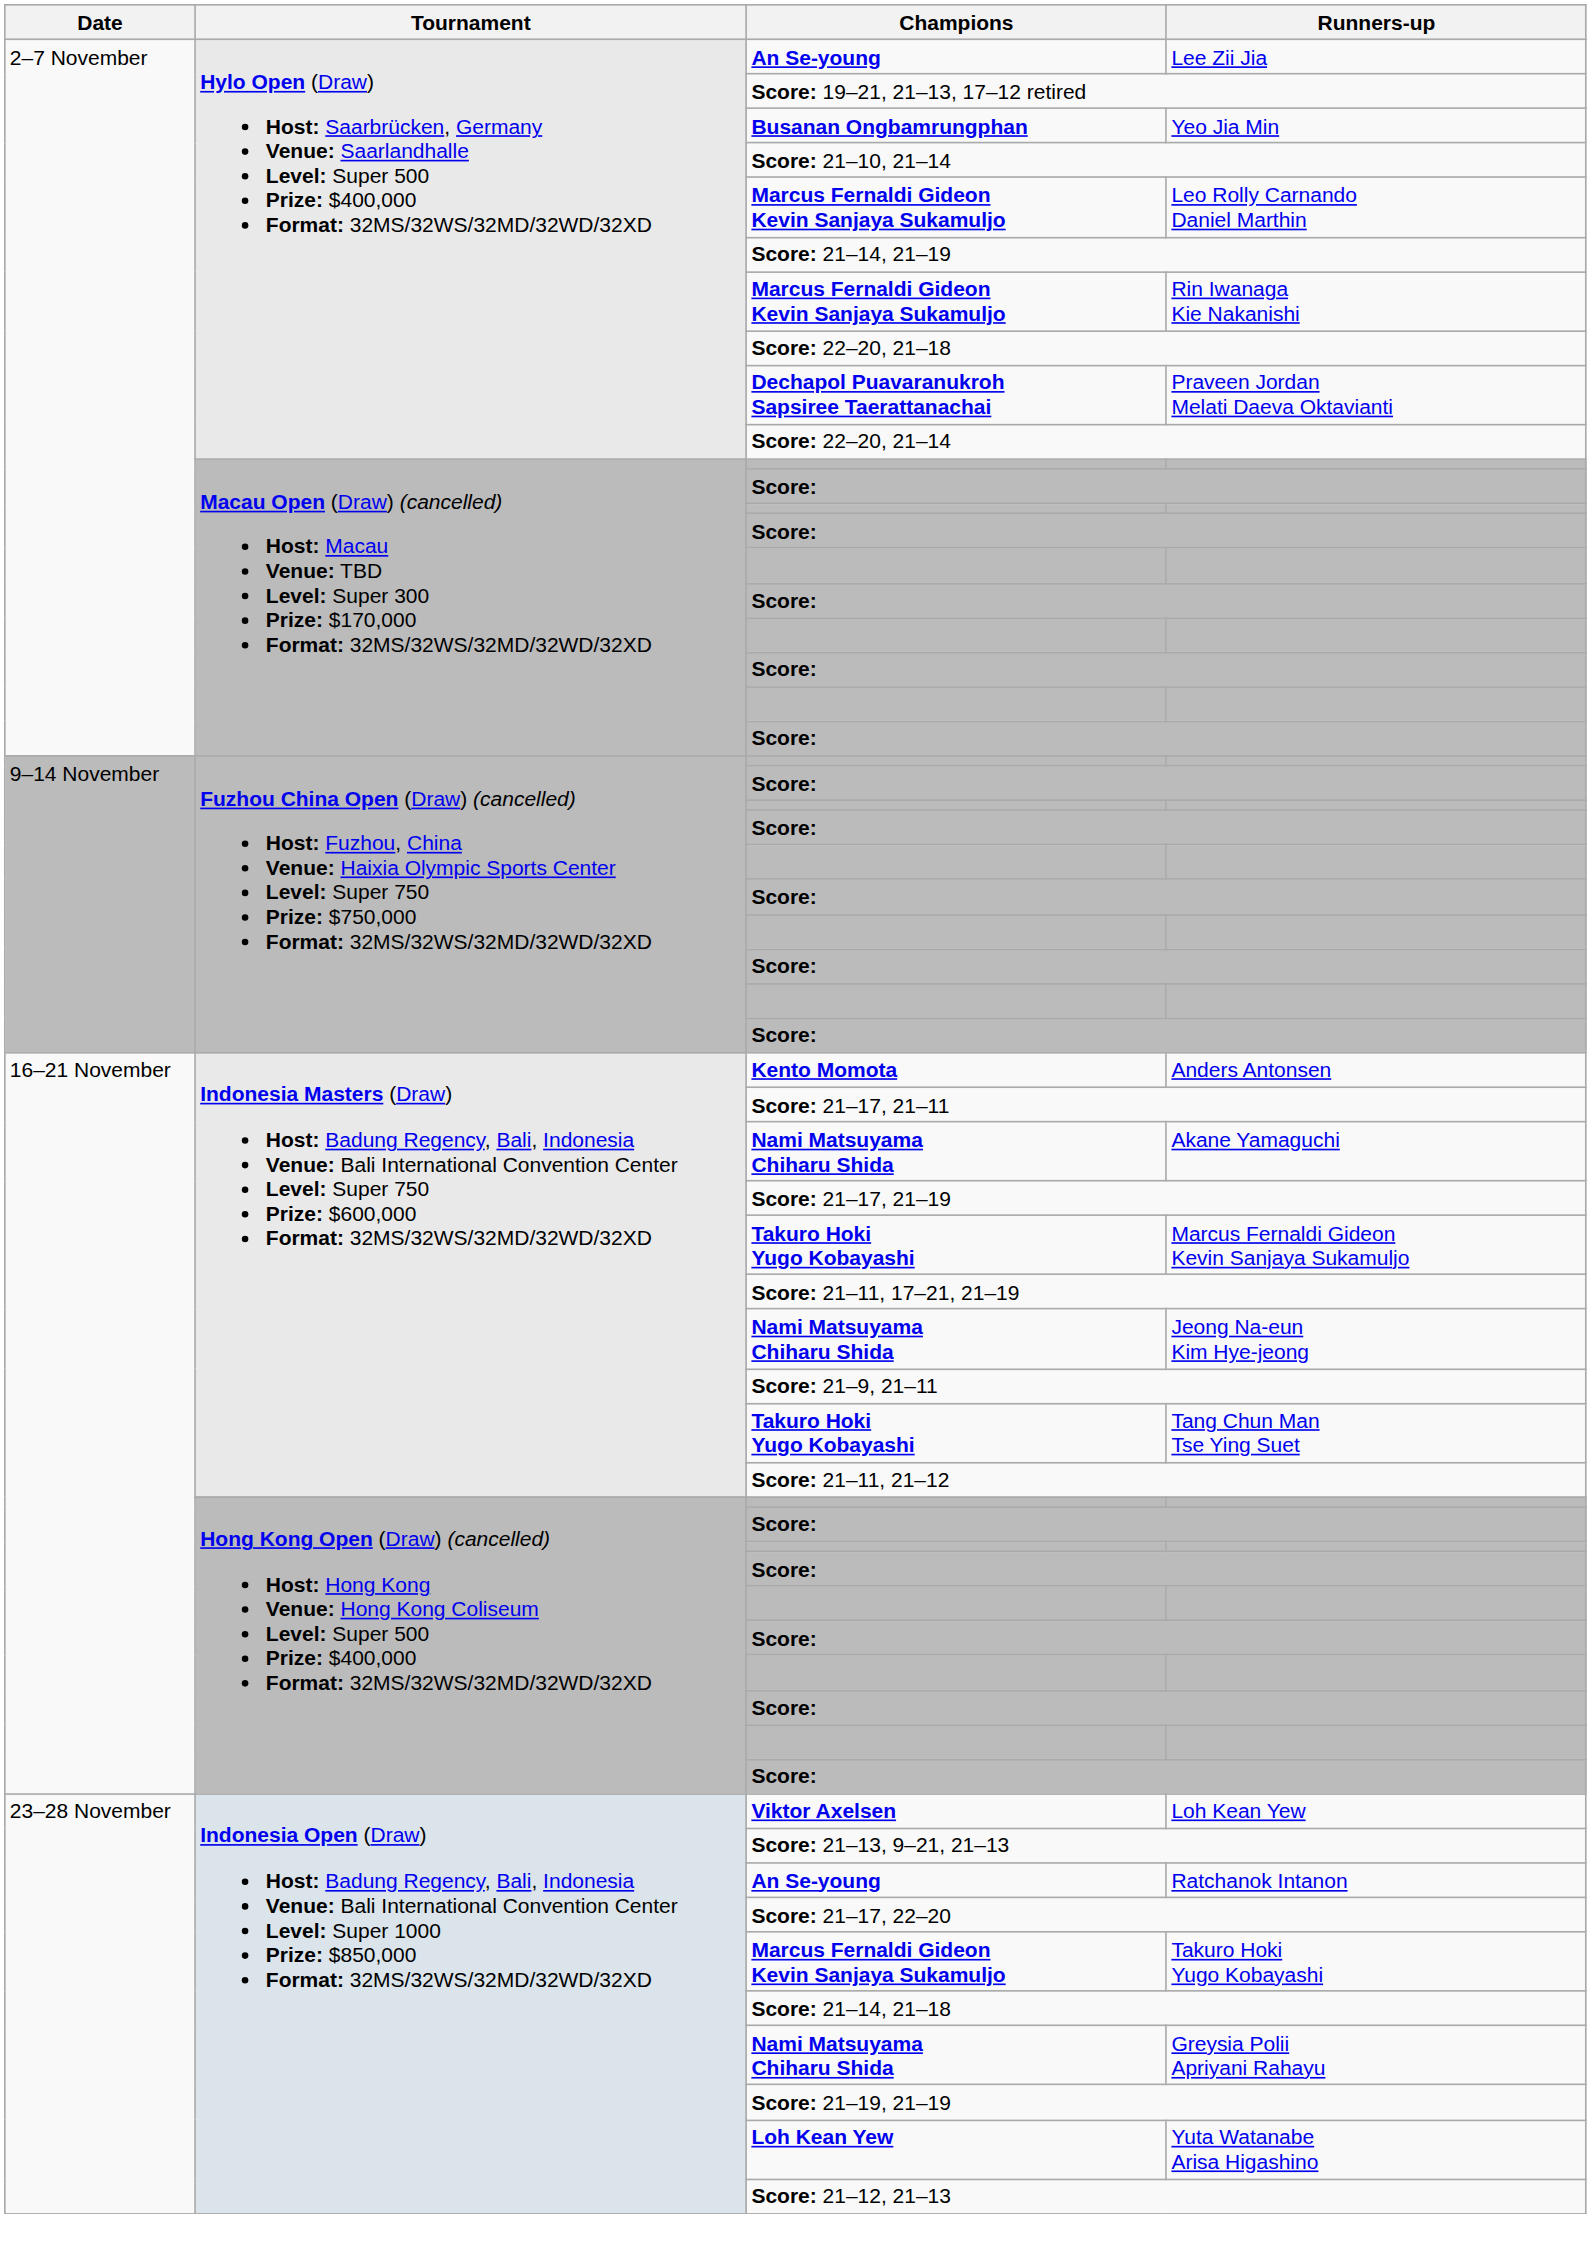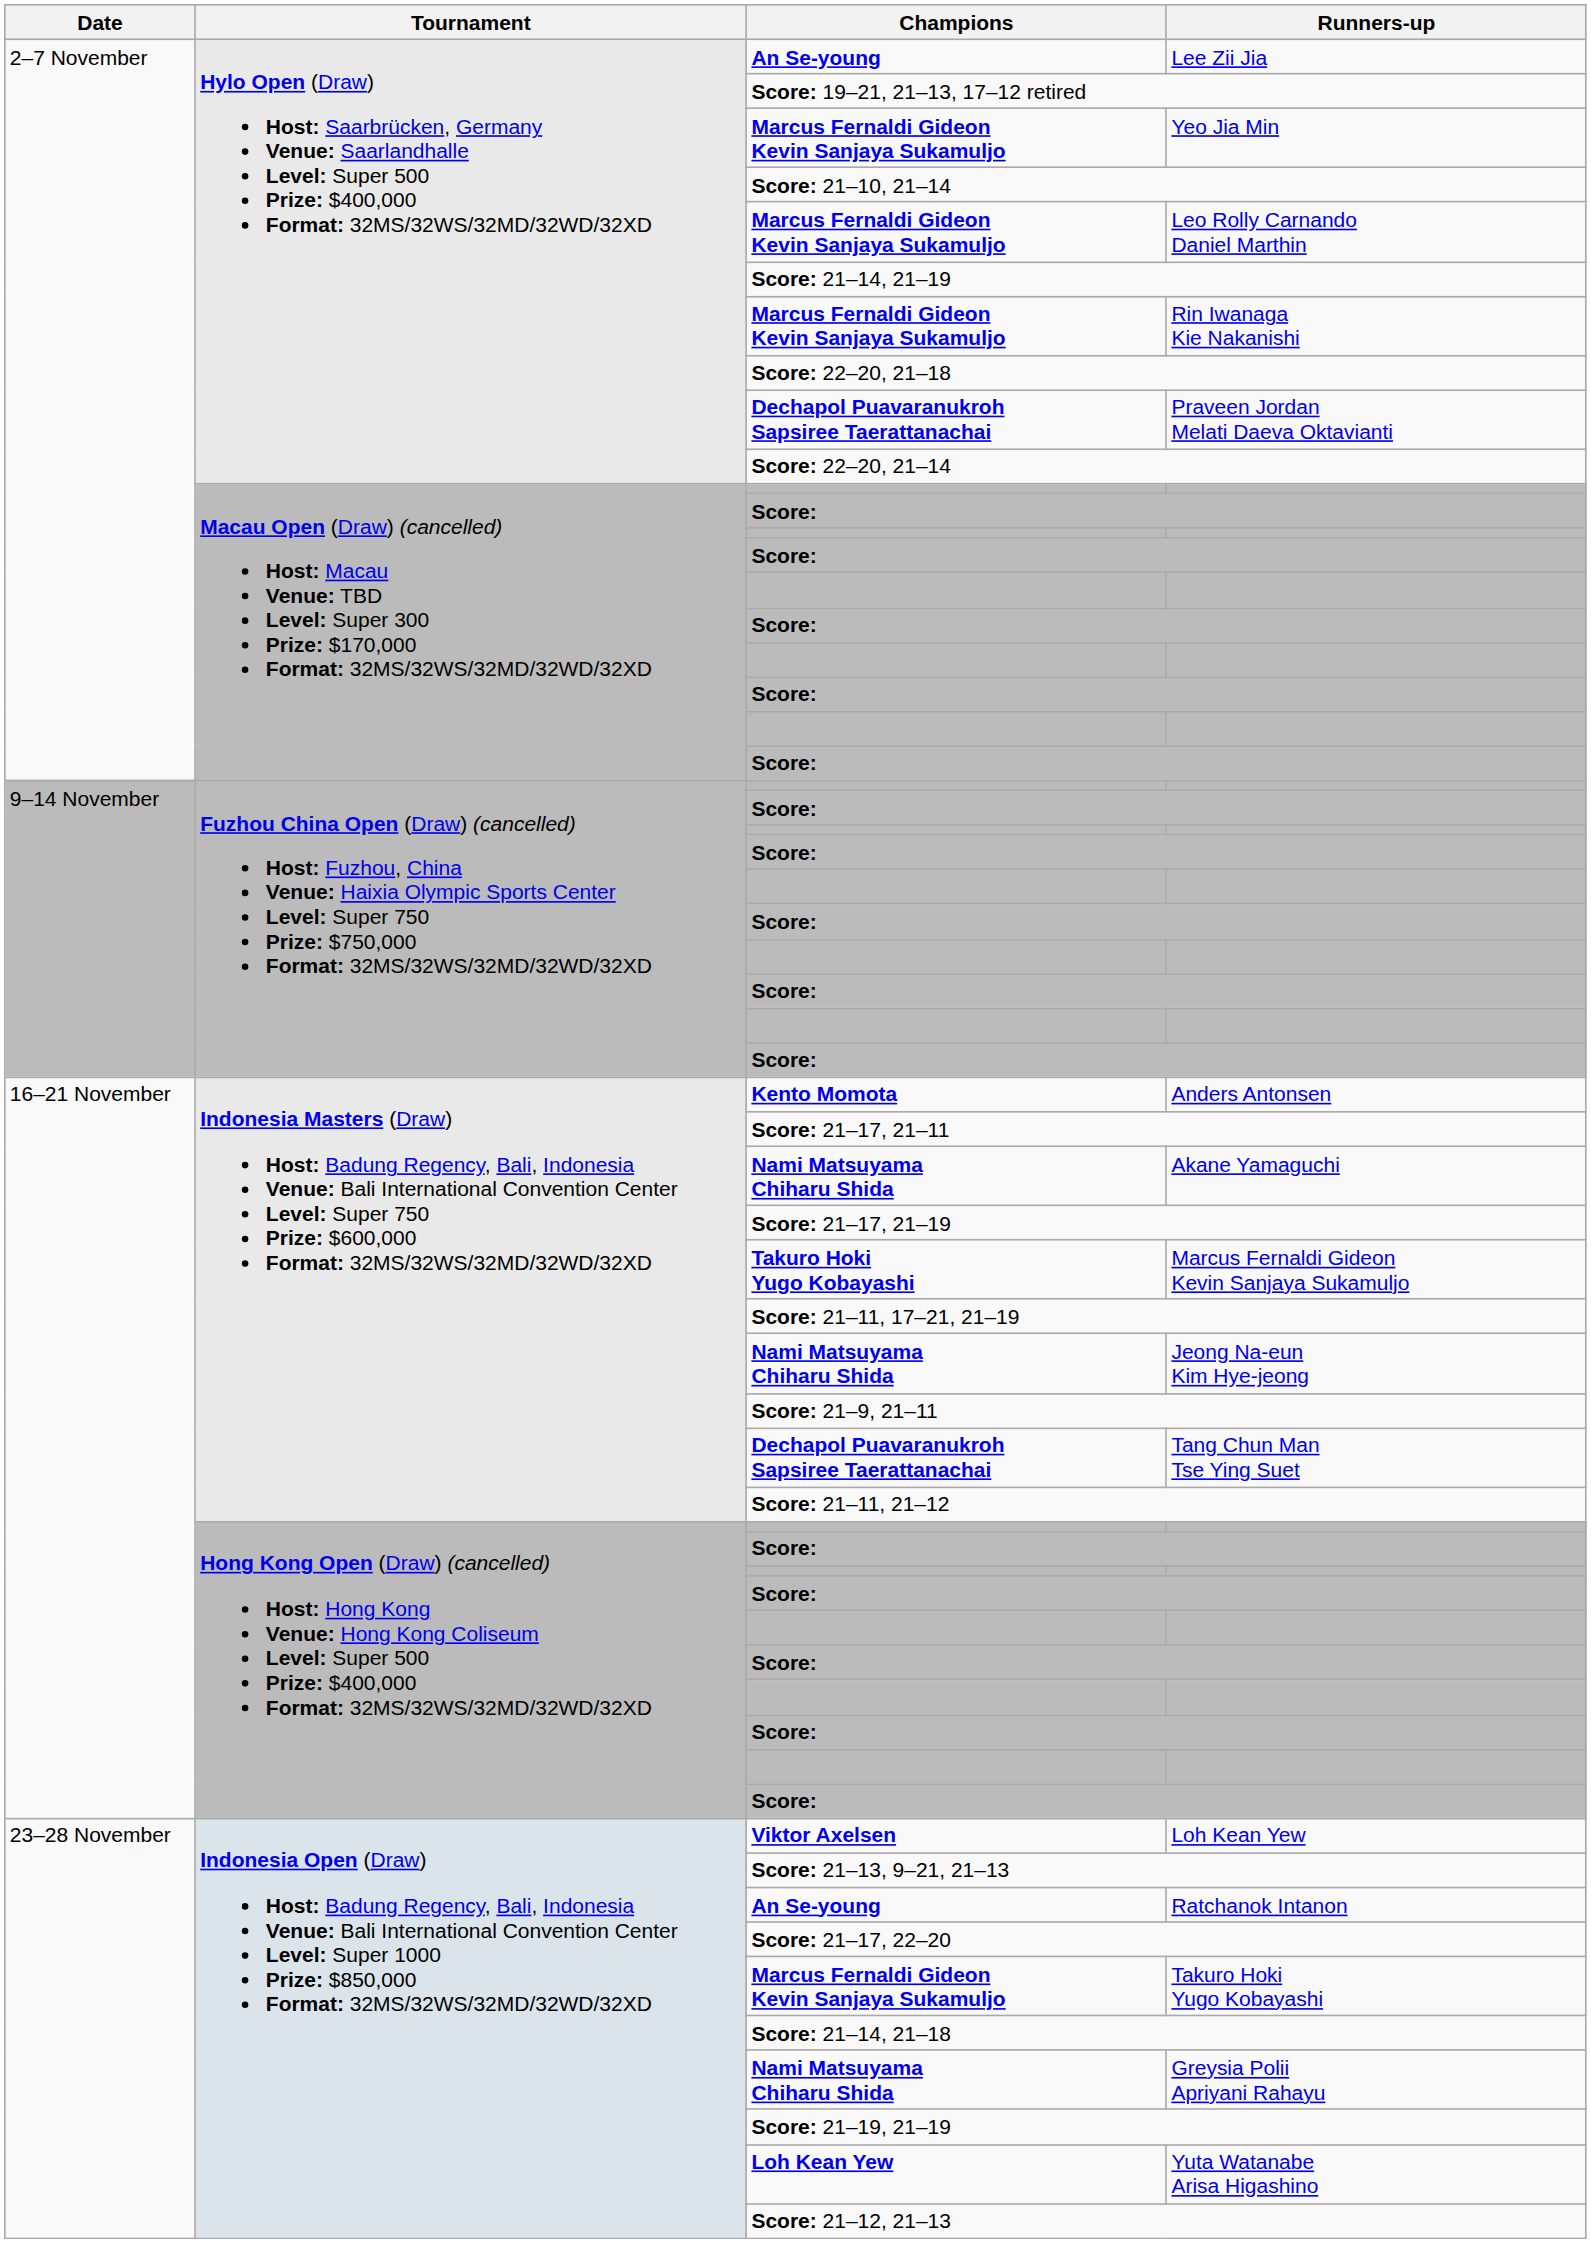(890, 126) Busanan Ongbamrungphan -> (879, 138) Marcus Fernaldi Gideon Kevin Sanjaya Sukamuljo
(833, 1433) Takuro Hoki Yugo Kobayashi -> (878, 1457) Dechapol Puavaranukroh Sapsiree Taerattanachai
